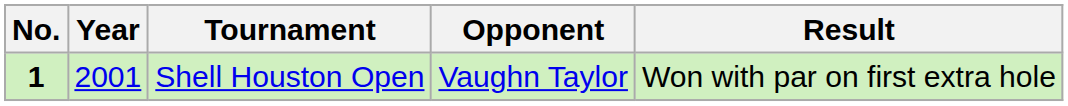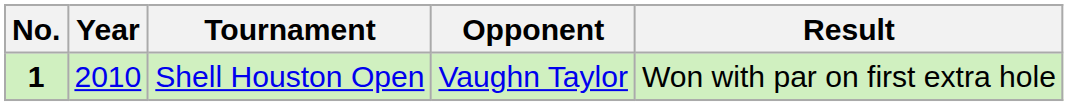(108, 77) 2001 -> (108, 77) 2010
